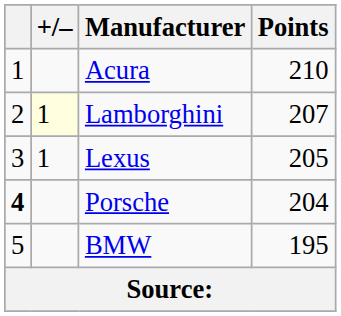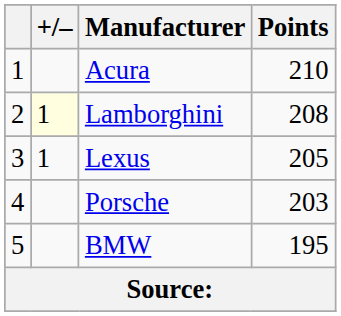(309, 114) 207 -> (309, 114) 208
(18, 202) bold -> (18, 202) normal
(309, 202) 204 -> (309, 202) 203
